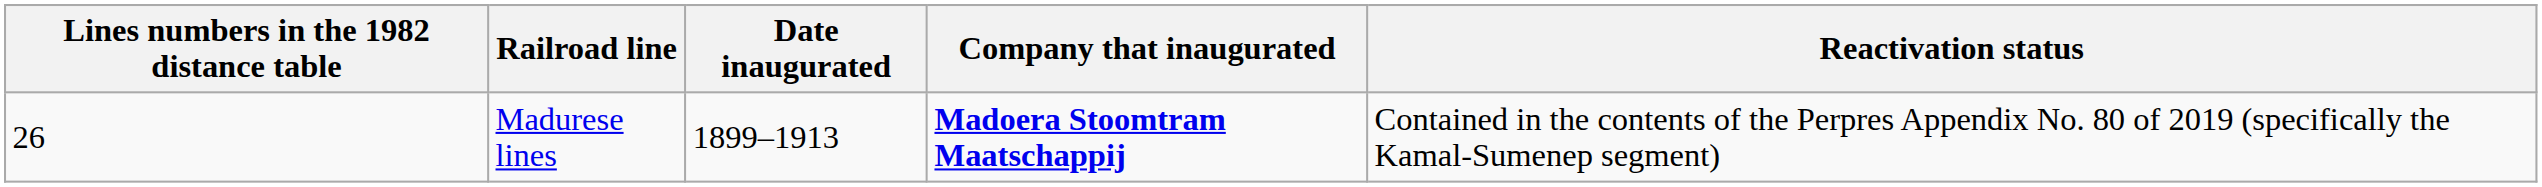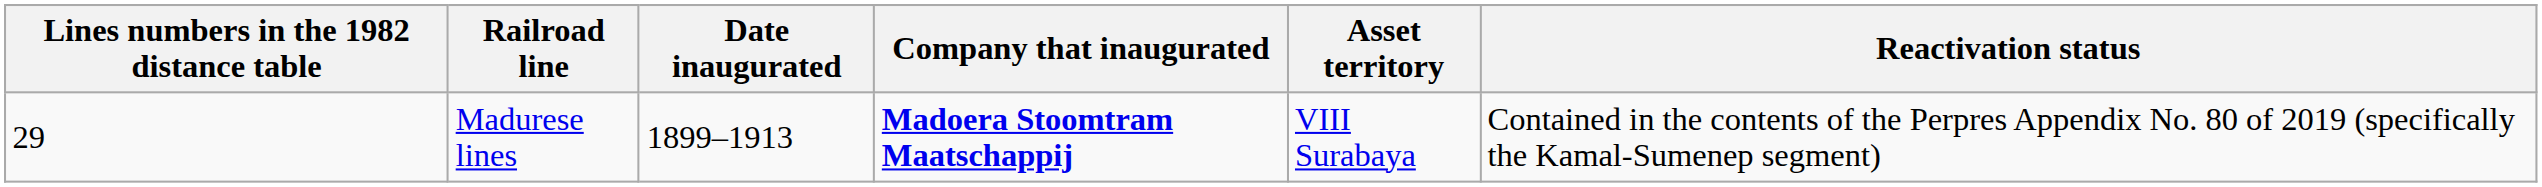+ column: (1384, 48)
(29, 136) 26 -> (29, 136) 29
